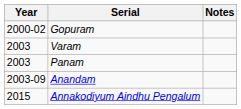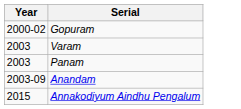- column: (220, 12)
